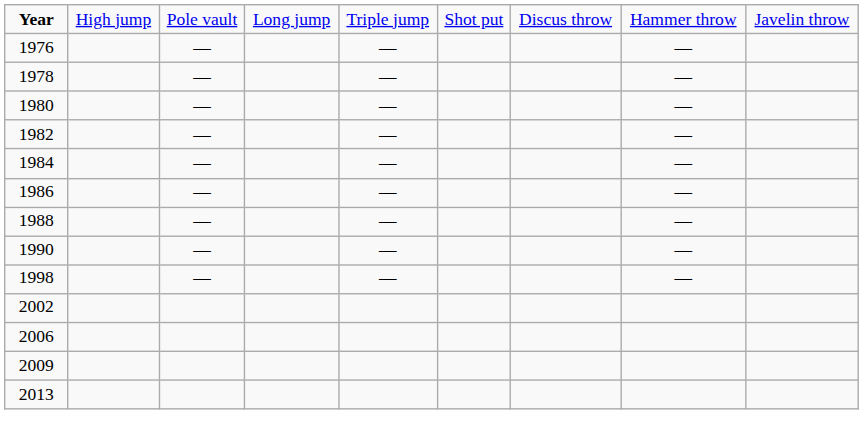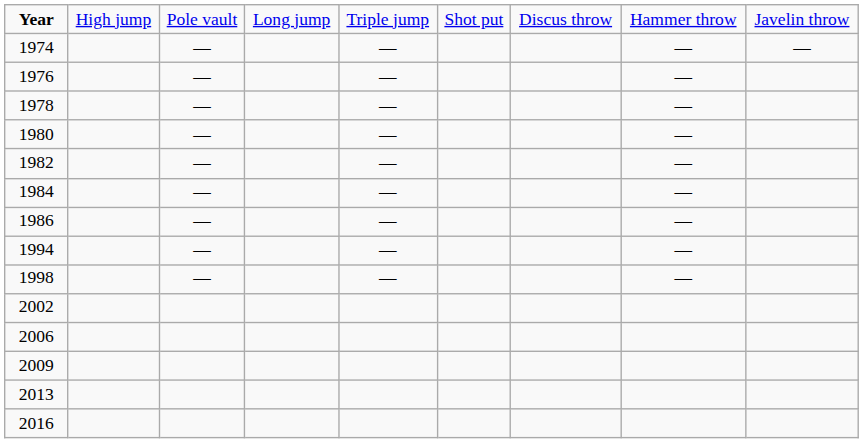+ row: (36, 47)
- row: (36, 221)
- row: (36, 249)
+ row: (36, 249)
+ row: (36, 423)
